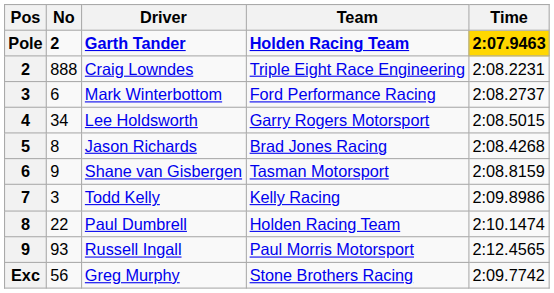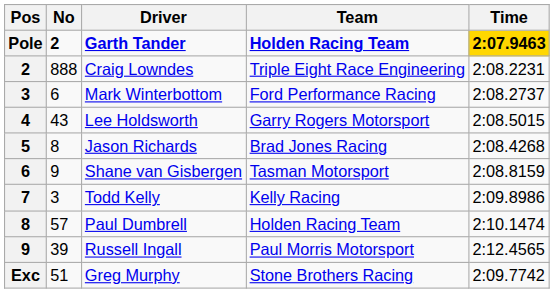(59, 121) 34 -> (59, 121) 43
(59, 224) 22 -> (59, 224) 57
(59, 249) 93 -> (59, 249) 39
(59, 275) 56 -> (59, 275) 51
